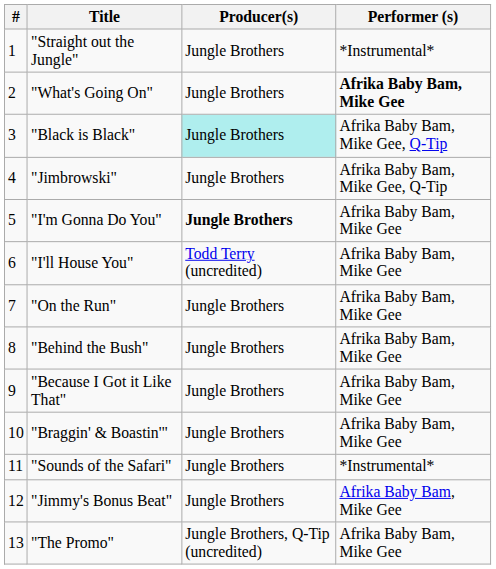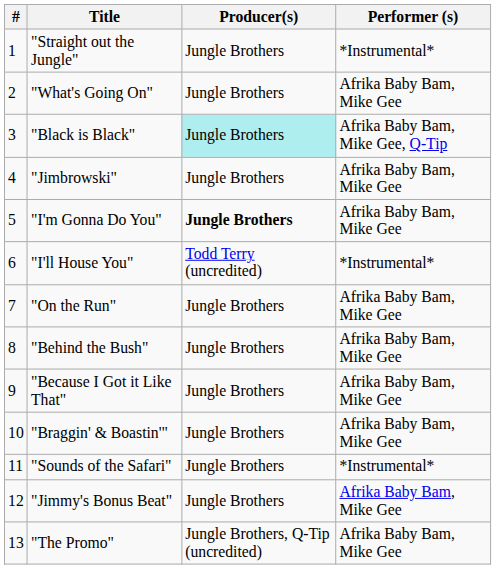(401, 93) bold -> (397, 93) normal
(397, 178) Afrika Baby Bam, Mike Gee, Q-Tip -> (397, 178) Afrika Baby Bam, Mike Gee
(397, 263) Afrika Baby Bam, Mike Gee -> (387, 263) *Instrumental*
